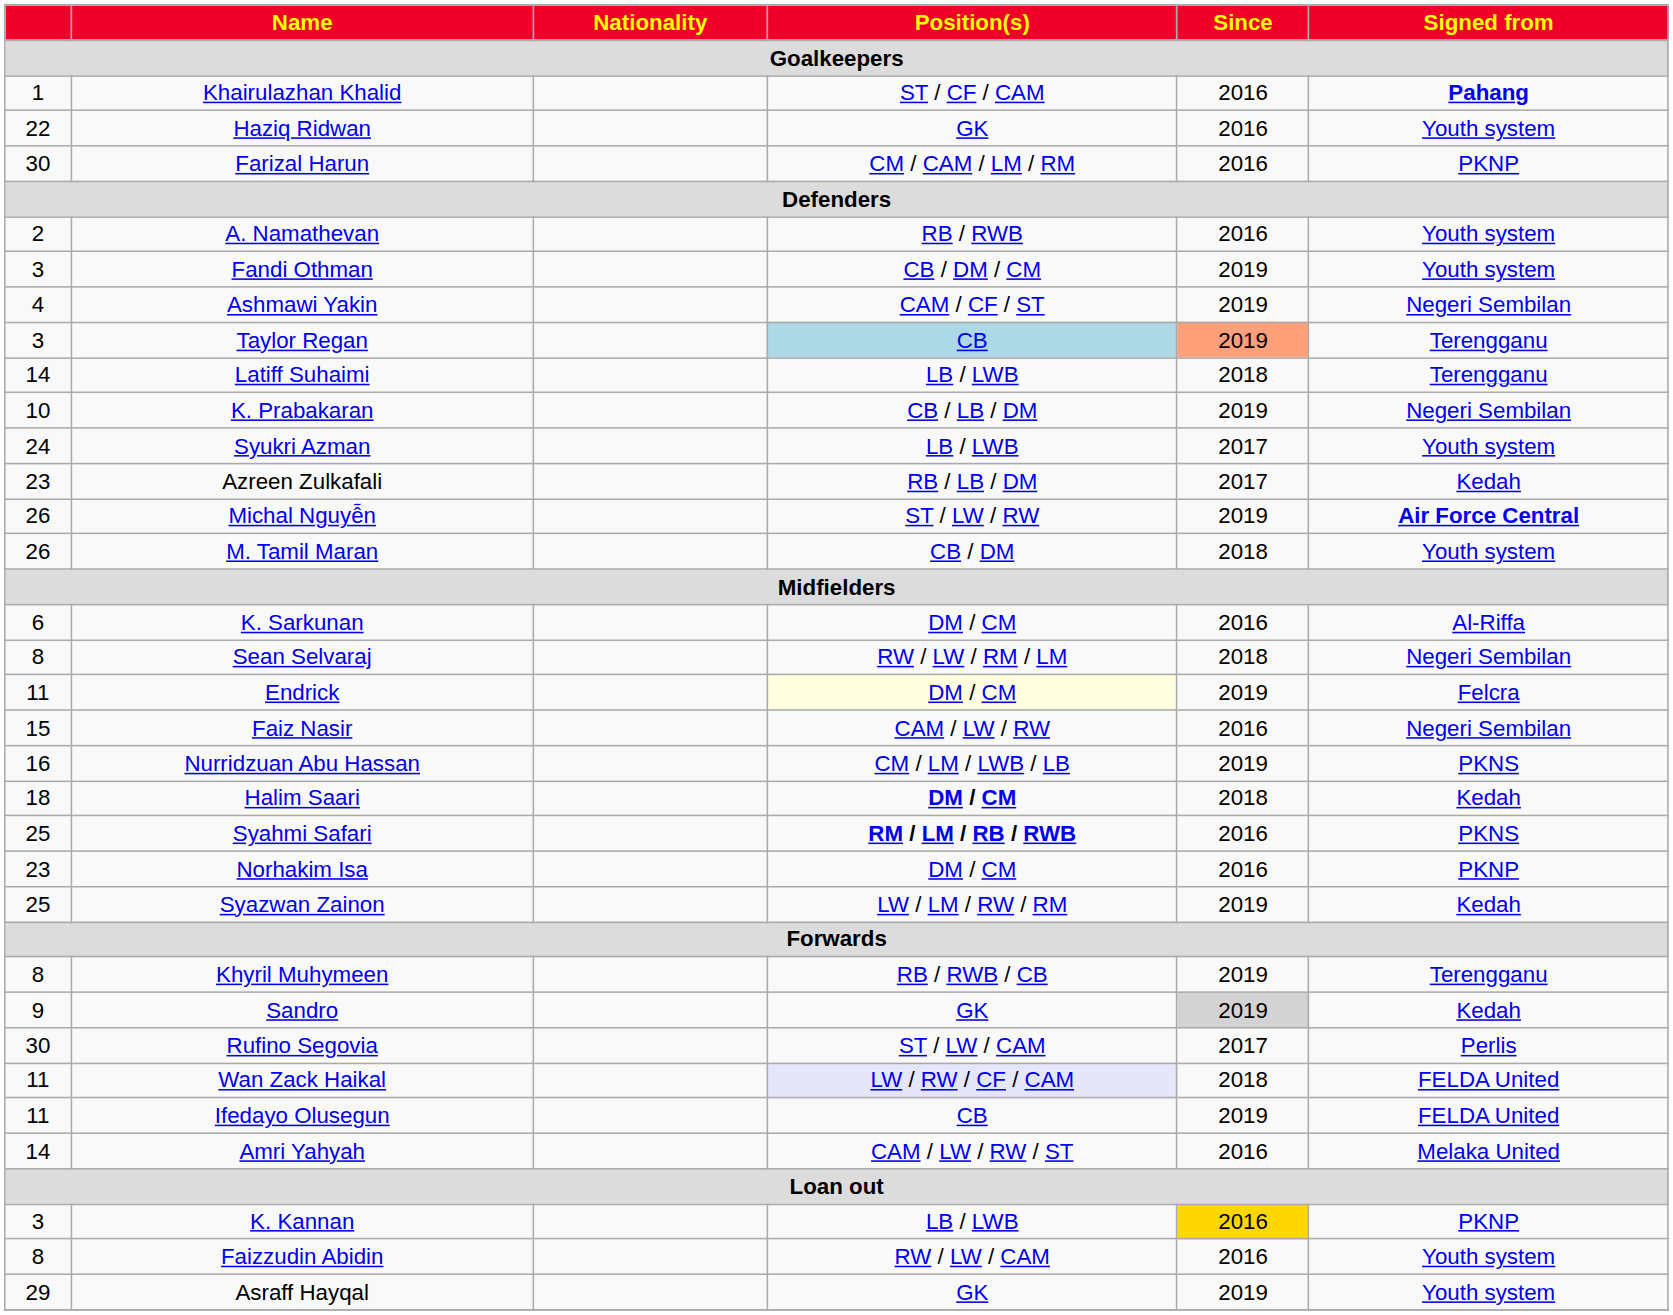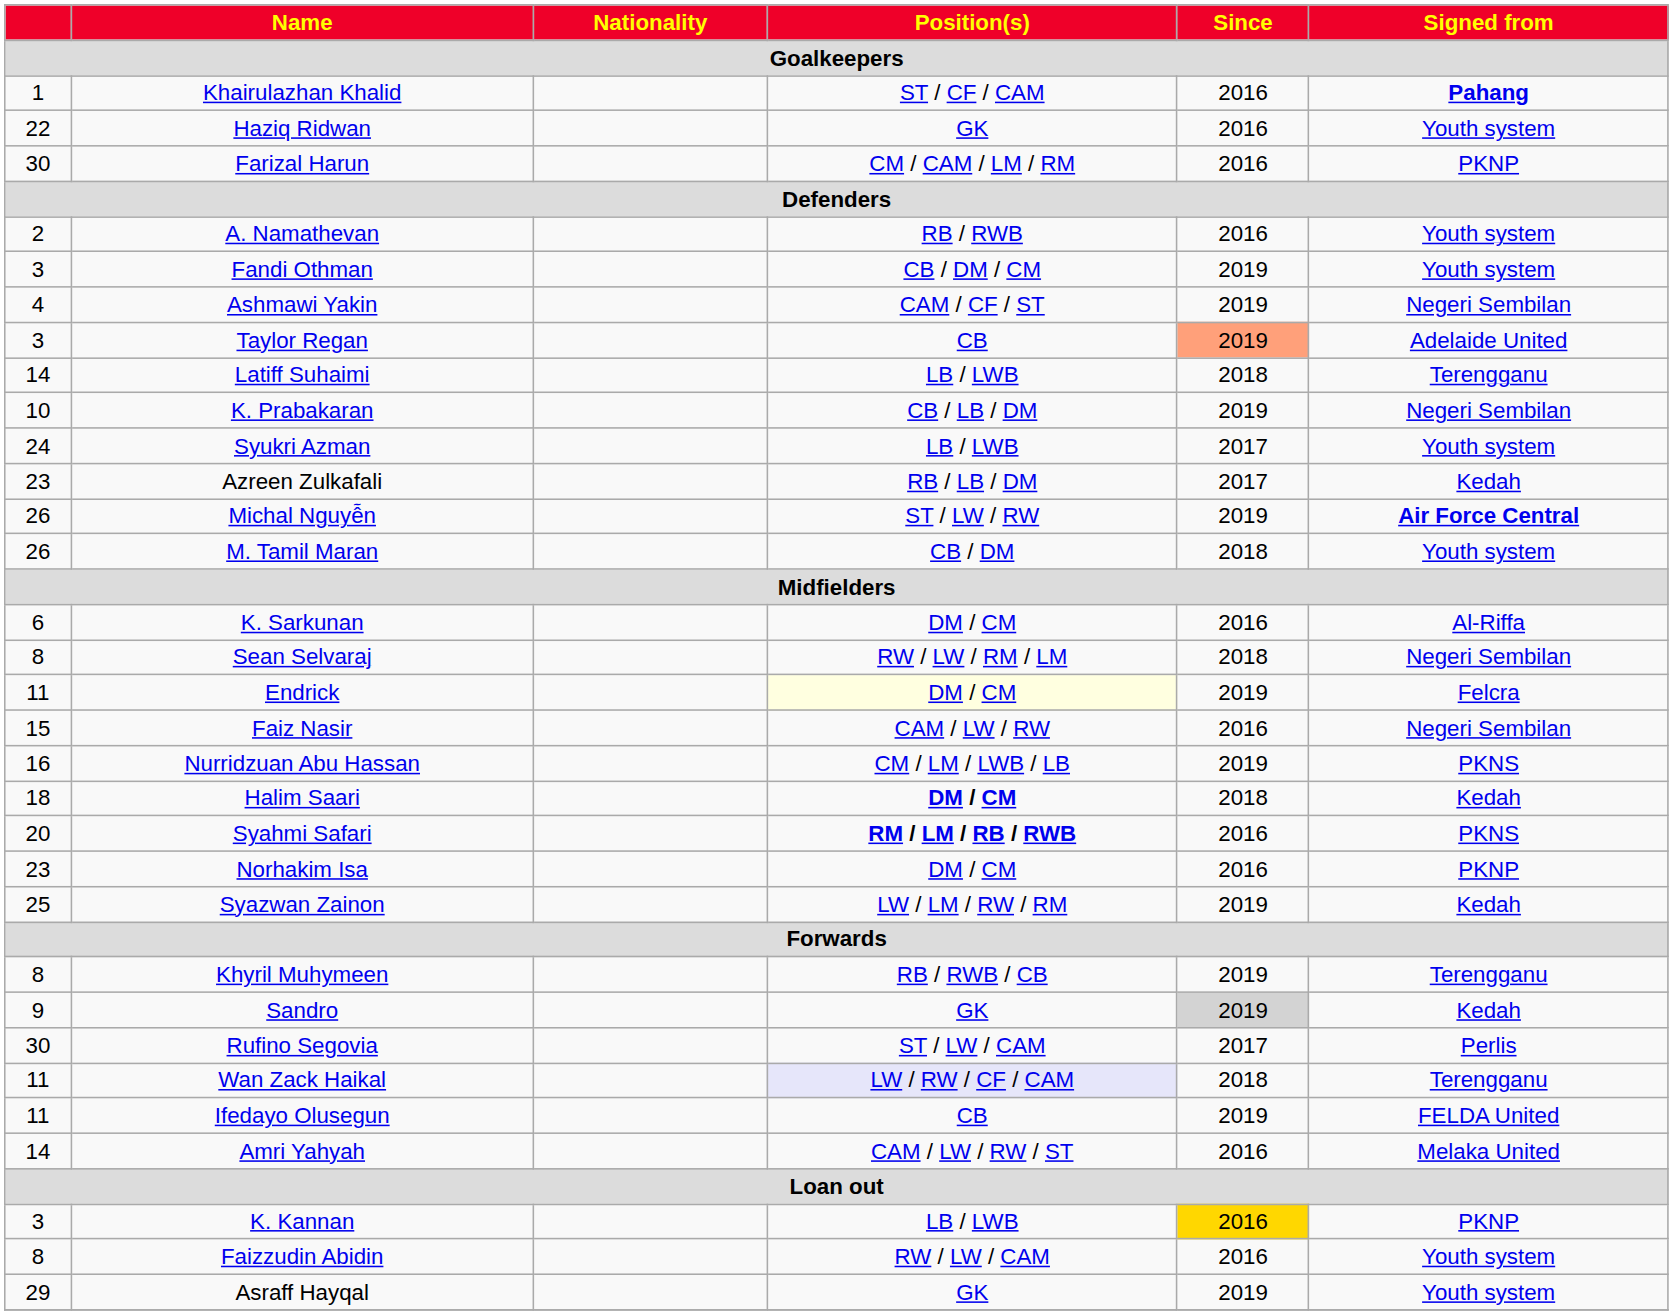(972, 340) lightblue background -> (972, 340) no background
(1489, 340) Terengganu -> (1489, 340) Adelaide United
(38, 834) 25 -> (38, 834) 20
(1489, 1081) FELDA United -> (1489, 1081) Terengganu
